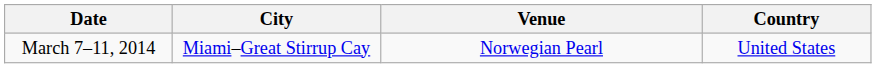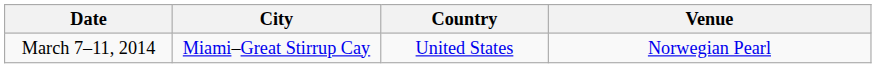columns swapped: (786, 18) <-> (541, 18)
